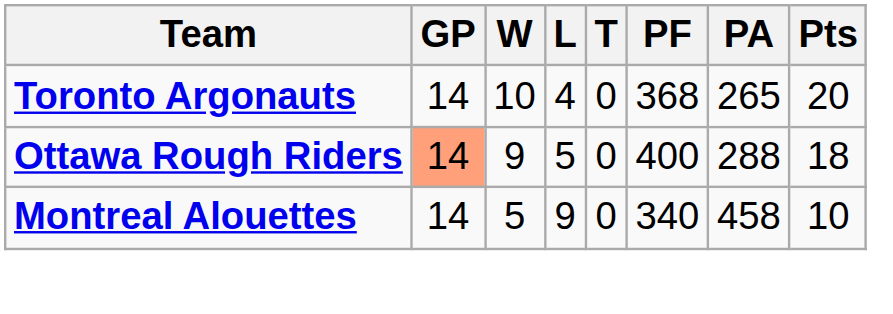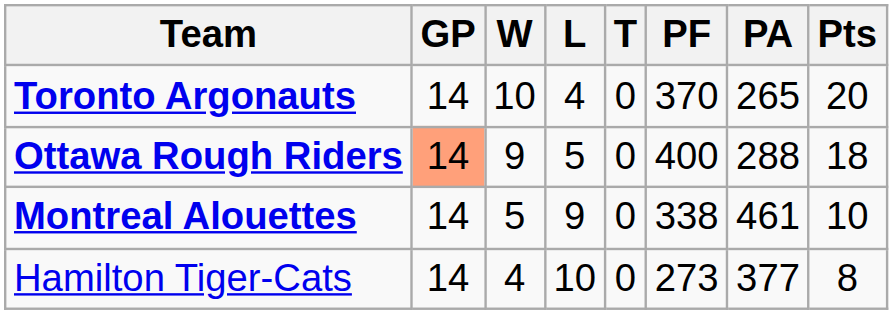(667, 95) 368 -> (687, 95) 370
(667, 216) 340 -> (687, 216) 338
(749, 216) 458 -> (768, 216) 461
+ row: (183, 277)
